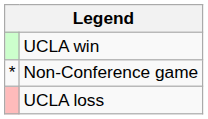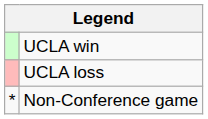rows swapped: (64, 101) <-> (111, 73)
